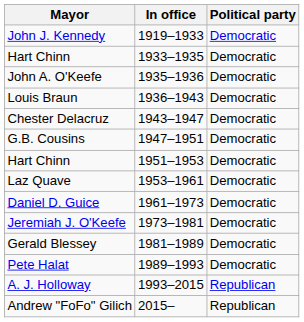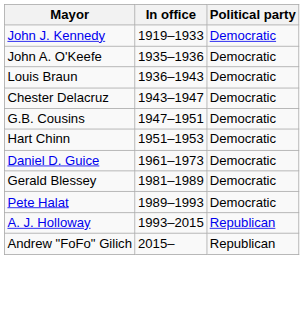- row: (39, 56)
- row: (39, 181)
- row: (67, 222)
